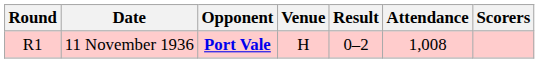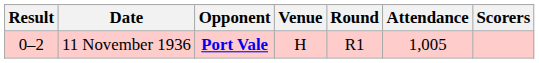columns swapped: (33, 17) <-> (356, 17)
(428, 44) 1,008 -> (428, 44) 1,005
